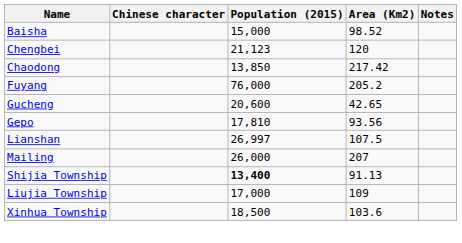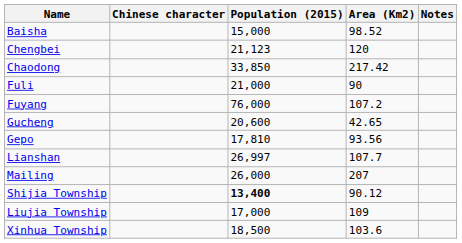(250, 67) 13,850 -> (250, 67) 33,850
+ row: (20, 85)
(365, 85) 205.2 -> (365, 103) 107.2
(365, 139) 107.5 -> (365, 158) 107.7
(365, 176) 91.13 -> (365, 194) 90.12
